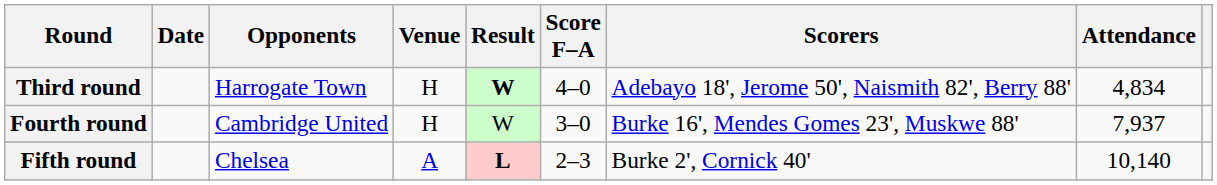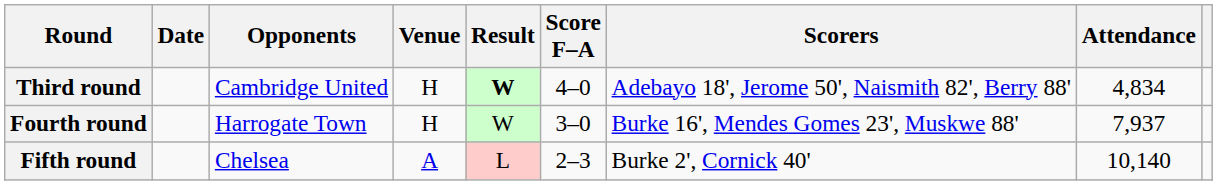(291, 86) Harrogate Town -> (301, 86) Cambridge United
(301, 123) Cambridge United -> (291, 123) Harrogate Town
(503, 160) bold -> (503, 160) normal
